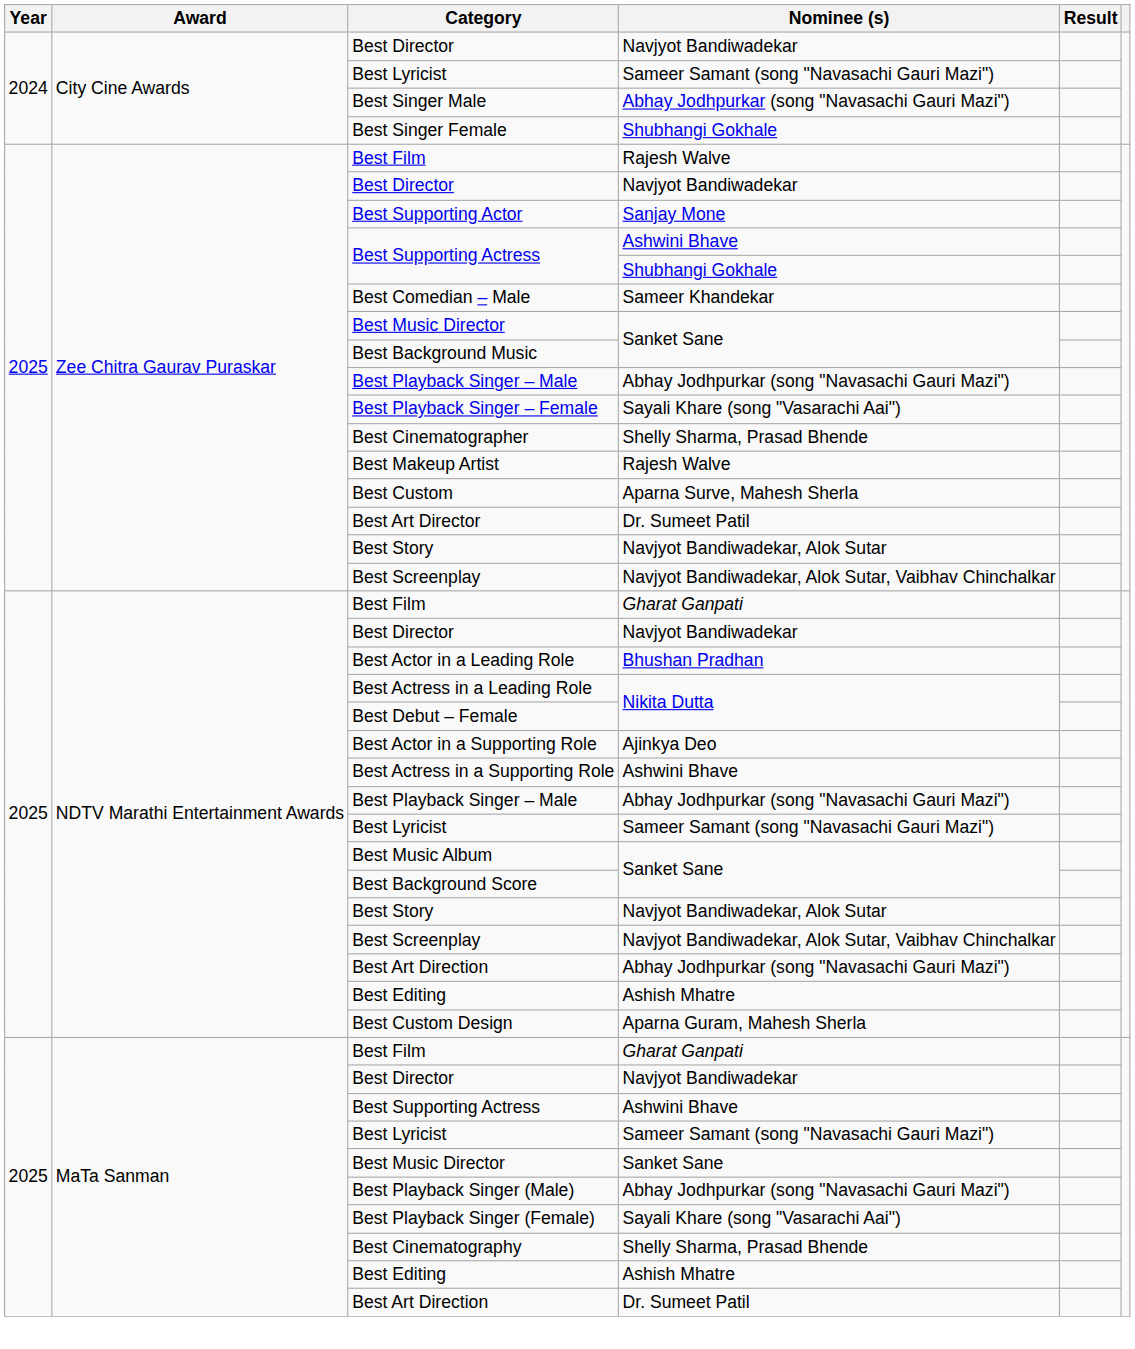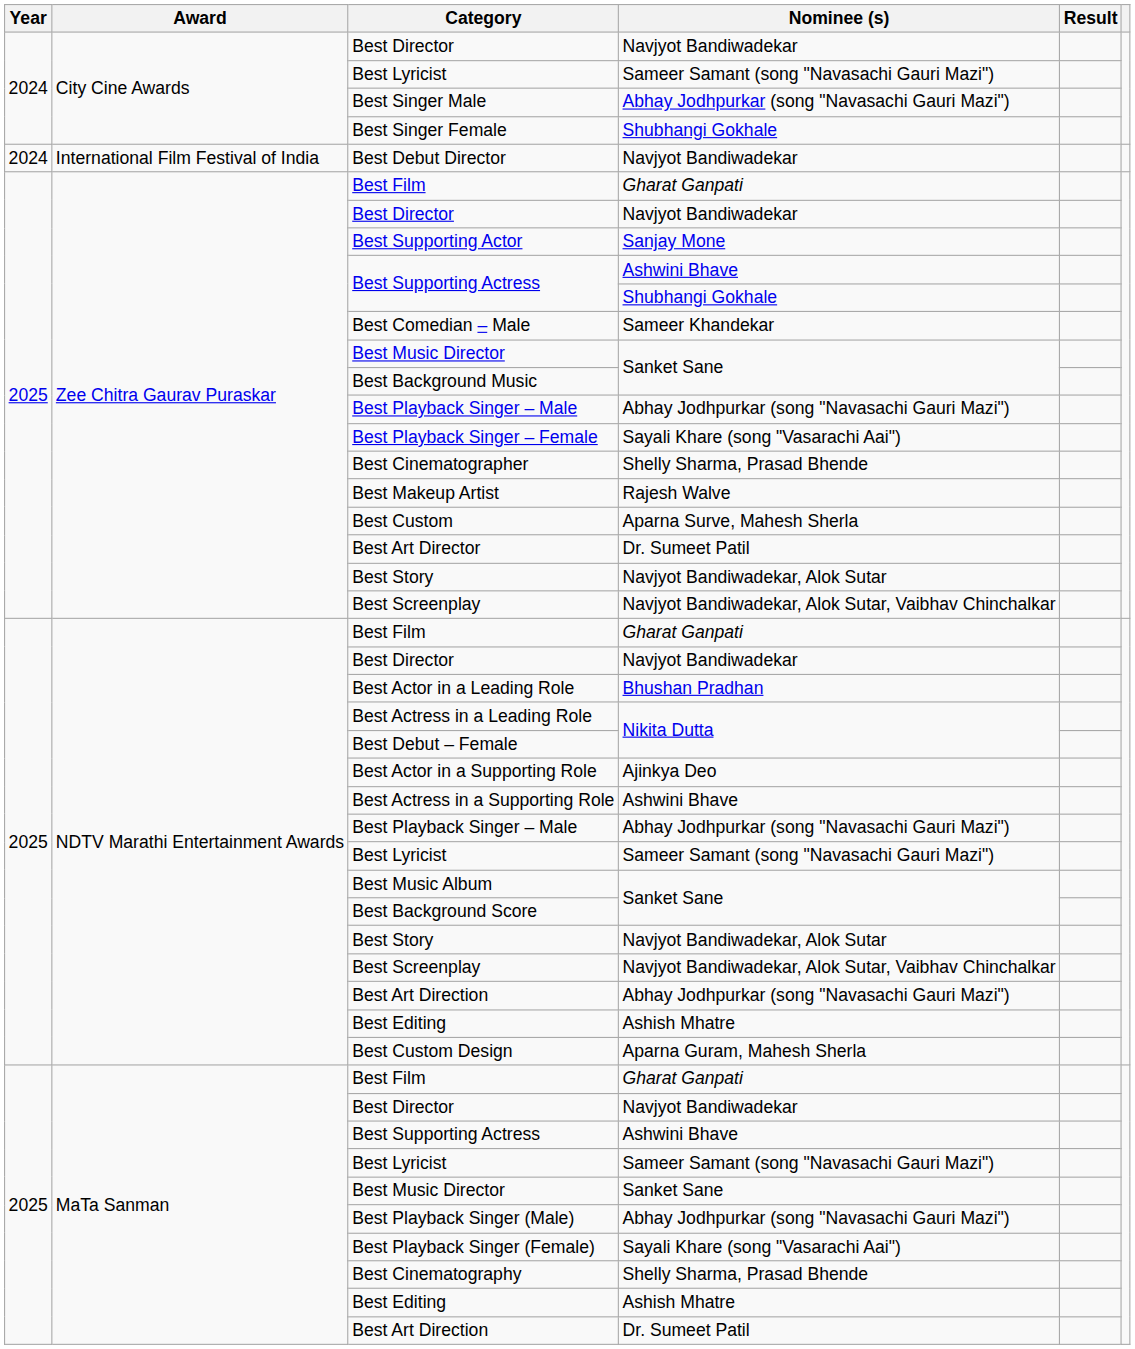+ row: (187, 158)
(676, 158) Rajesh Walve -> (683, 185) Gharat Ganpati
